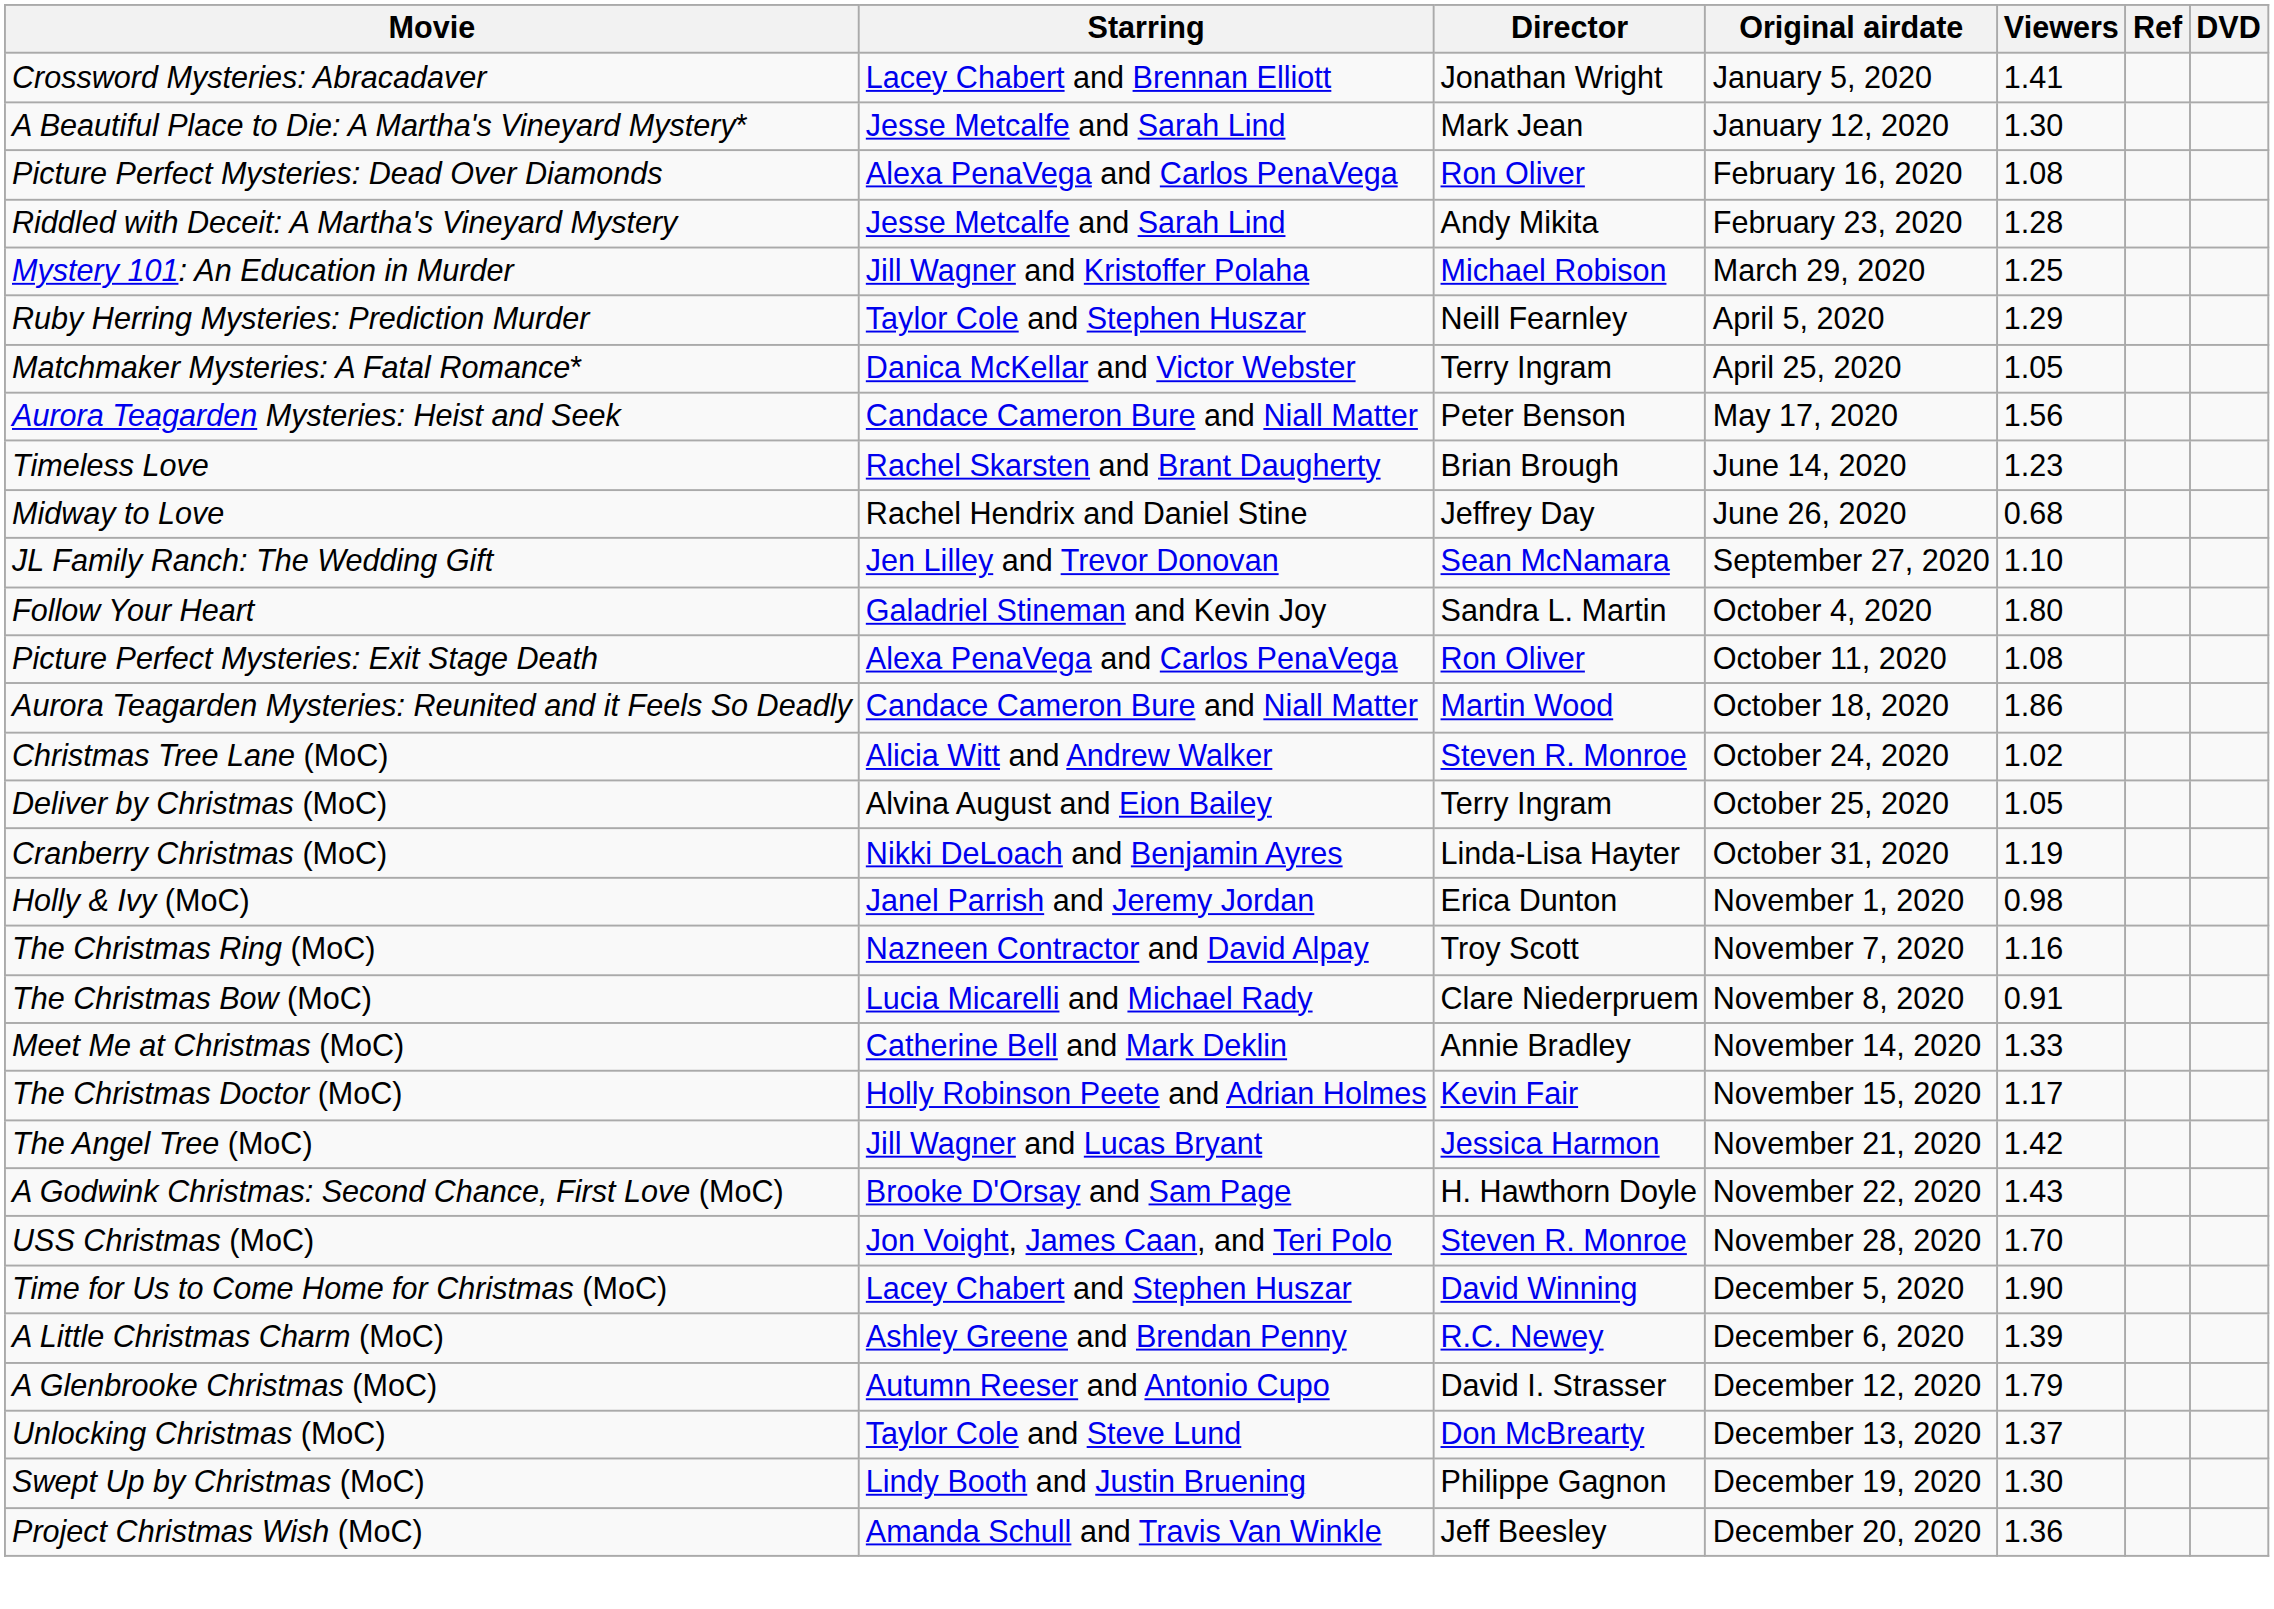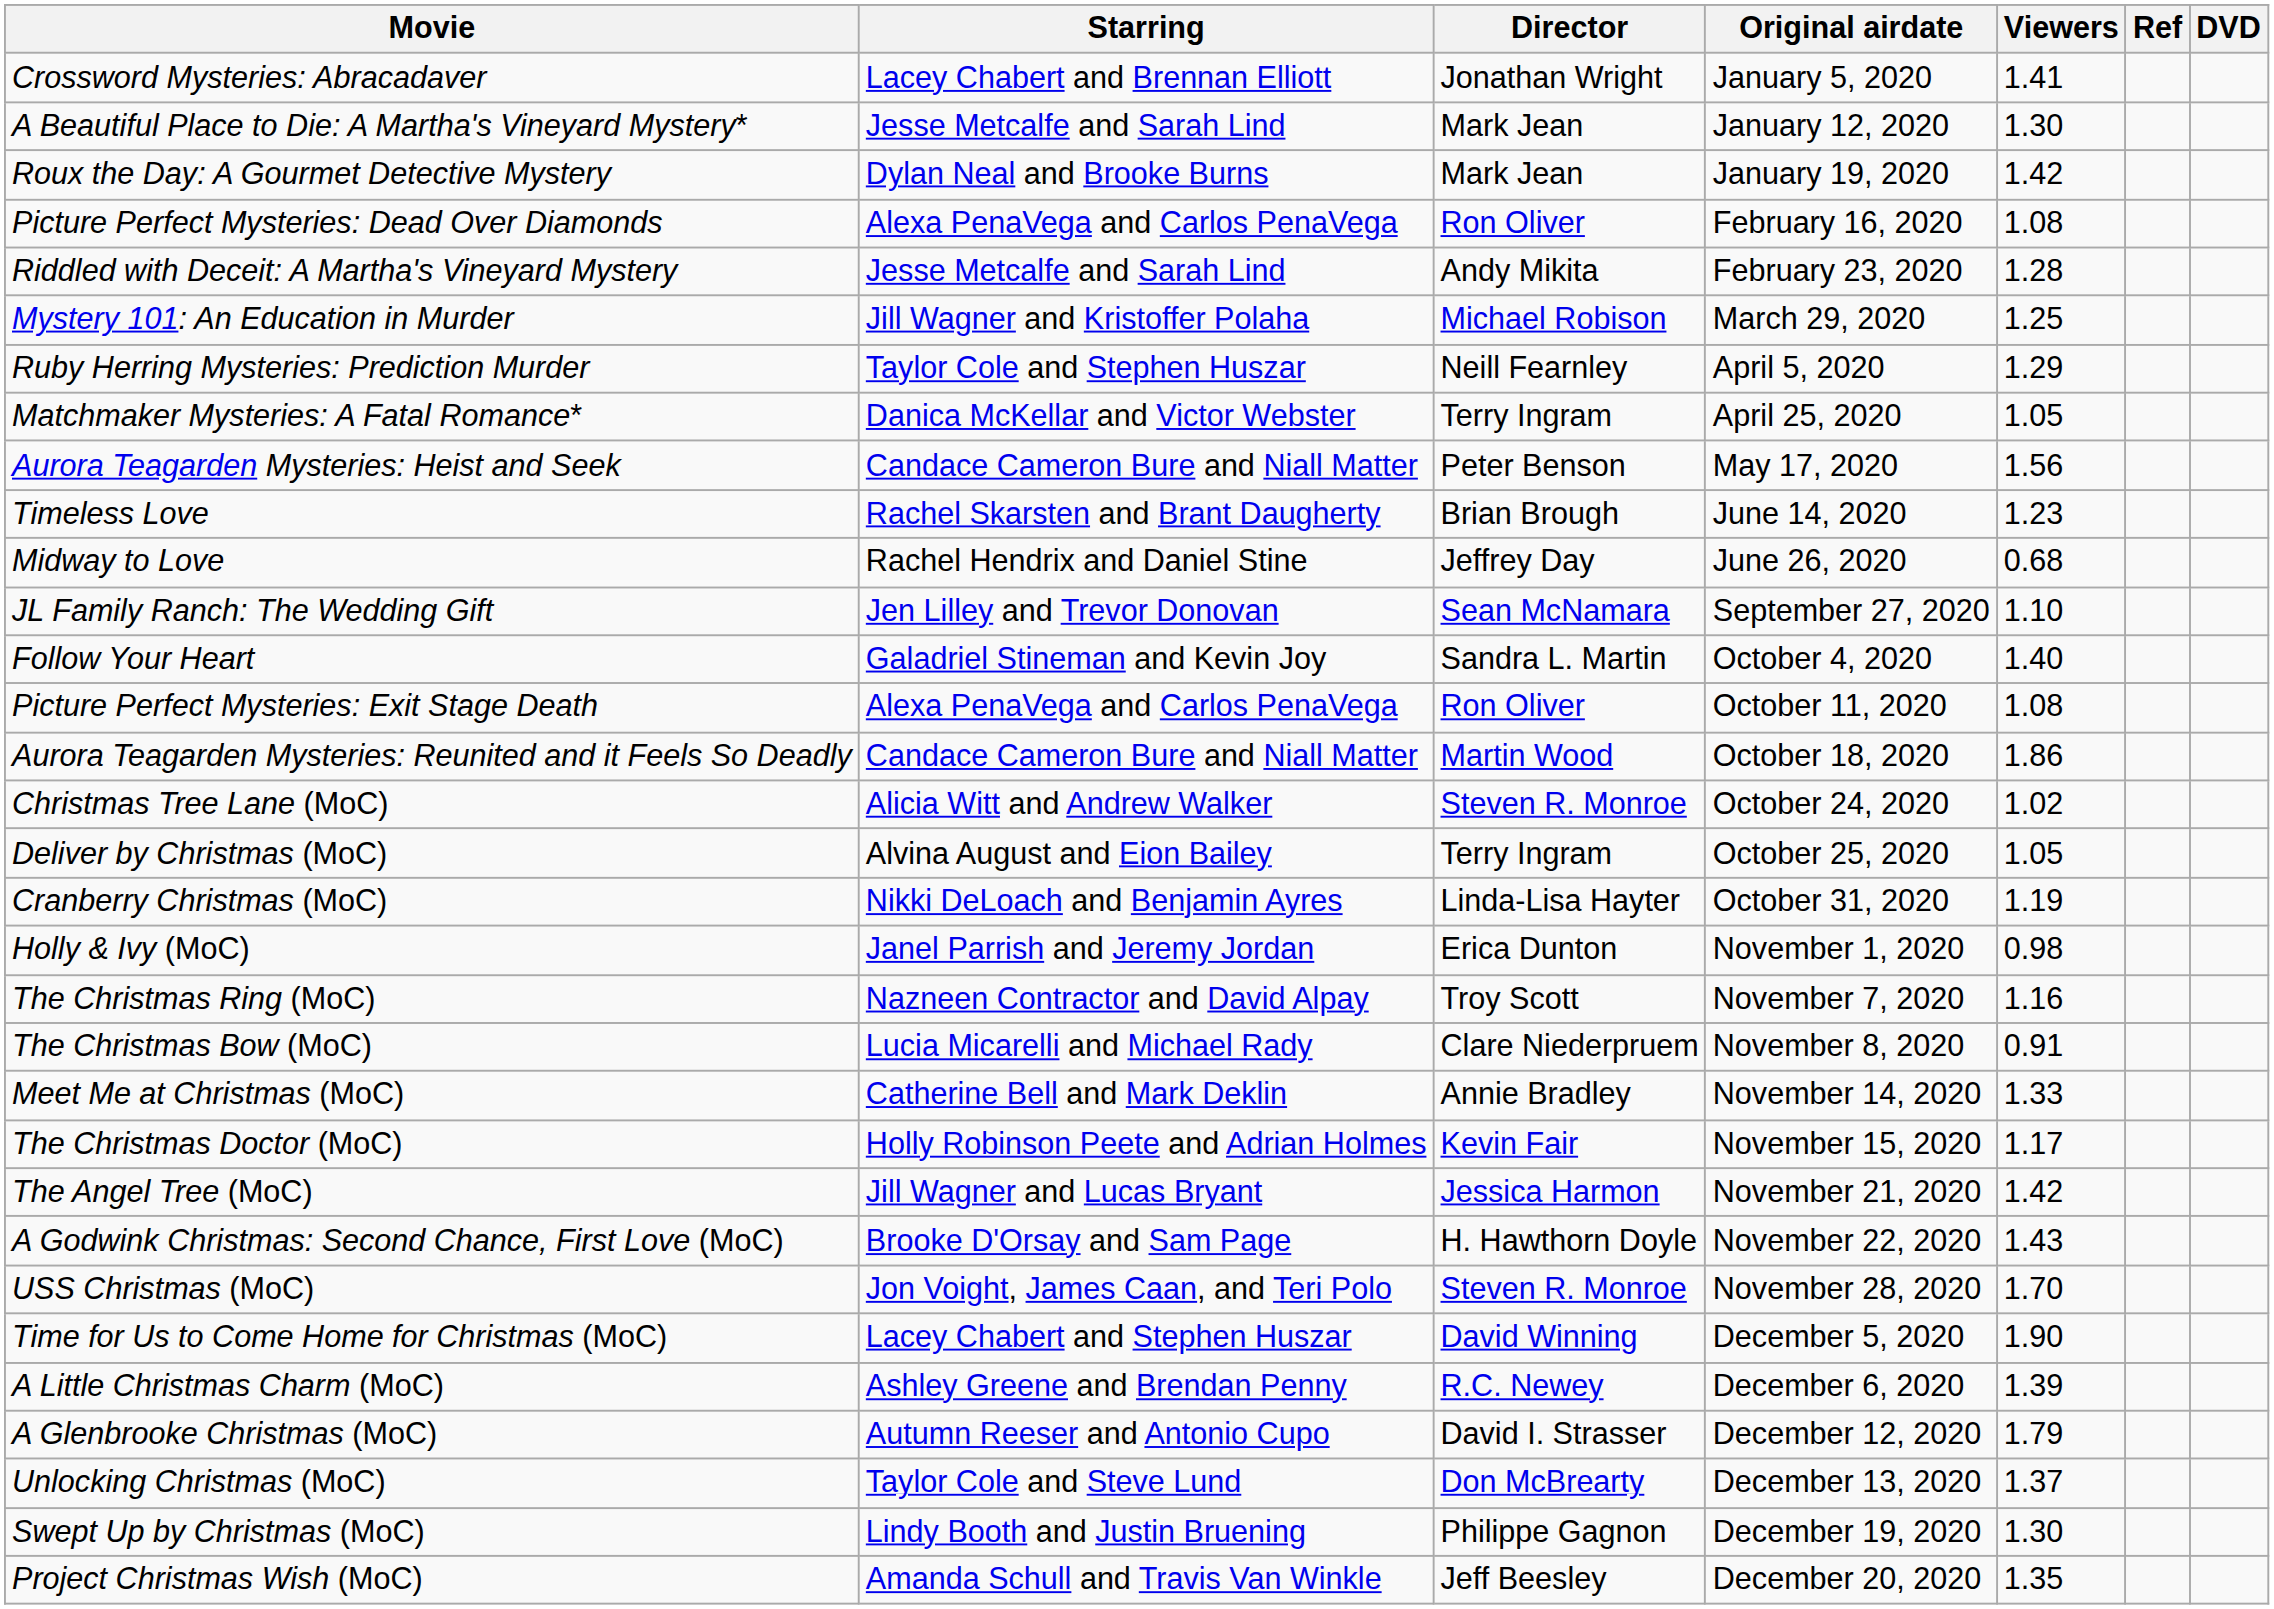+ row: (311, 174)
(2034, 610) 1.80 -> (2034, 658) 1.40
(2034, 1531) 1.36 -> (2034, 1579) 1.35
